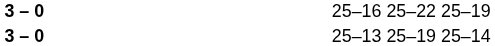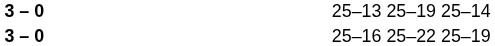rows swapped: (411, 35) <-> (411, 11)
